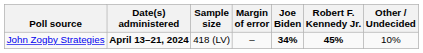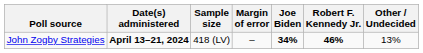(333, 40) 45% -> (333, 40) 46%
(391, 40) 10% -> (391, 40) 13%
